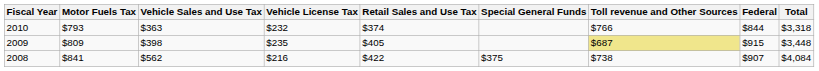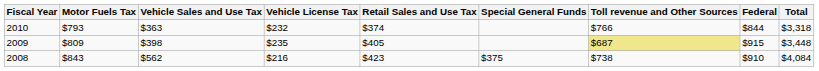(73, 58) $841 -> (73, 58) $843
(373, 58) $422 -> (373, 58) $423
(753, 58) $907 -> (753, 58) $910
